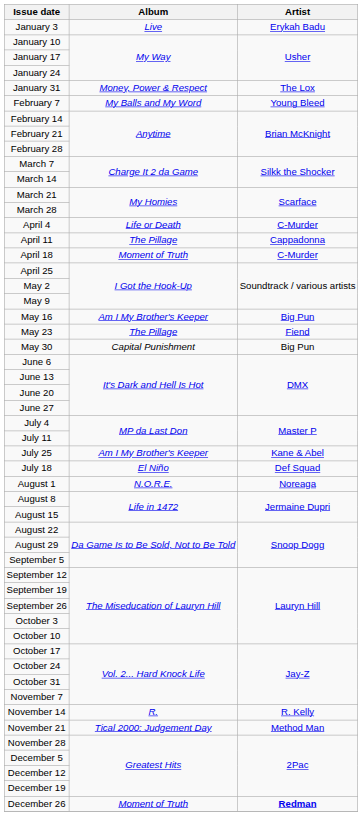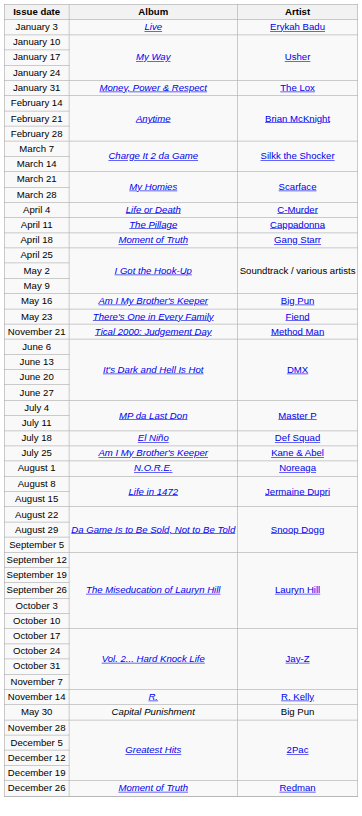- row: (37, 103)
(298, 255) C-Murder -> (298, 240) Gang Starr
(153, 331) The Pillage -> (153, 316) There's One in Every Family
rows swapped: (37, 347) <-> (37, 727)
rows swapped: (37, 468) <-> (37, 453)
(298, 803) bold -> (298, 788) normal
